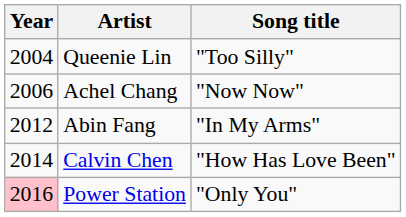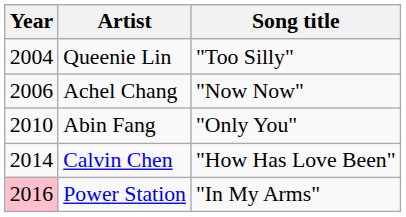(31, 125) 2012 -> (31, 125) 2010
(258, 125) "In My Arms" -> (247, 125) "Only You"
(247, 194) "Only You" -> (258, 194) "In My Arms"
